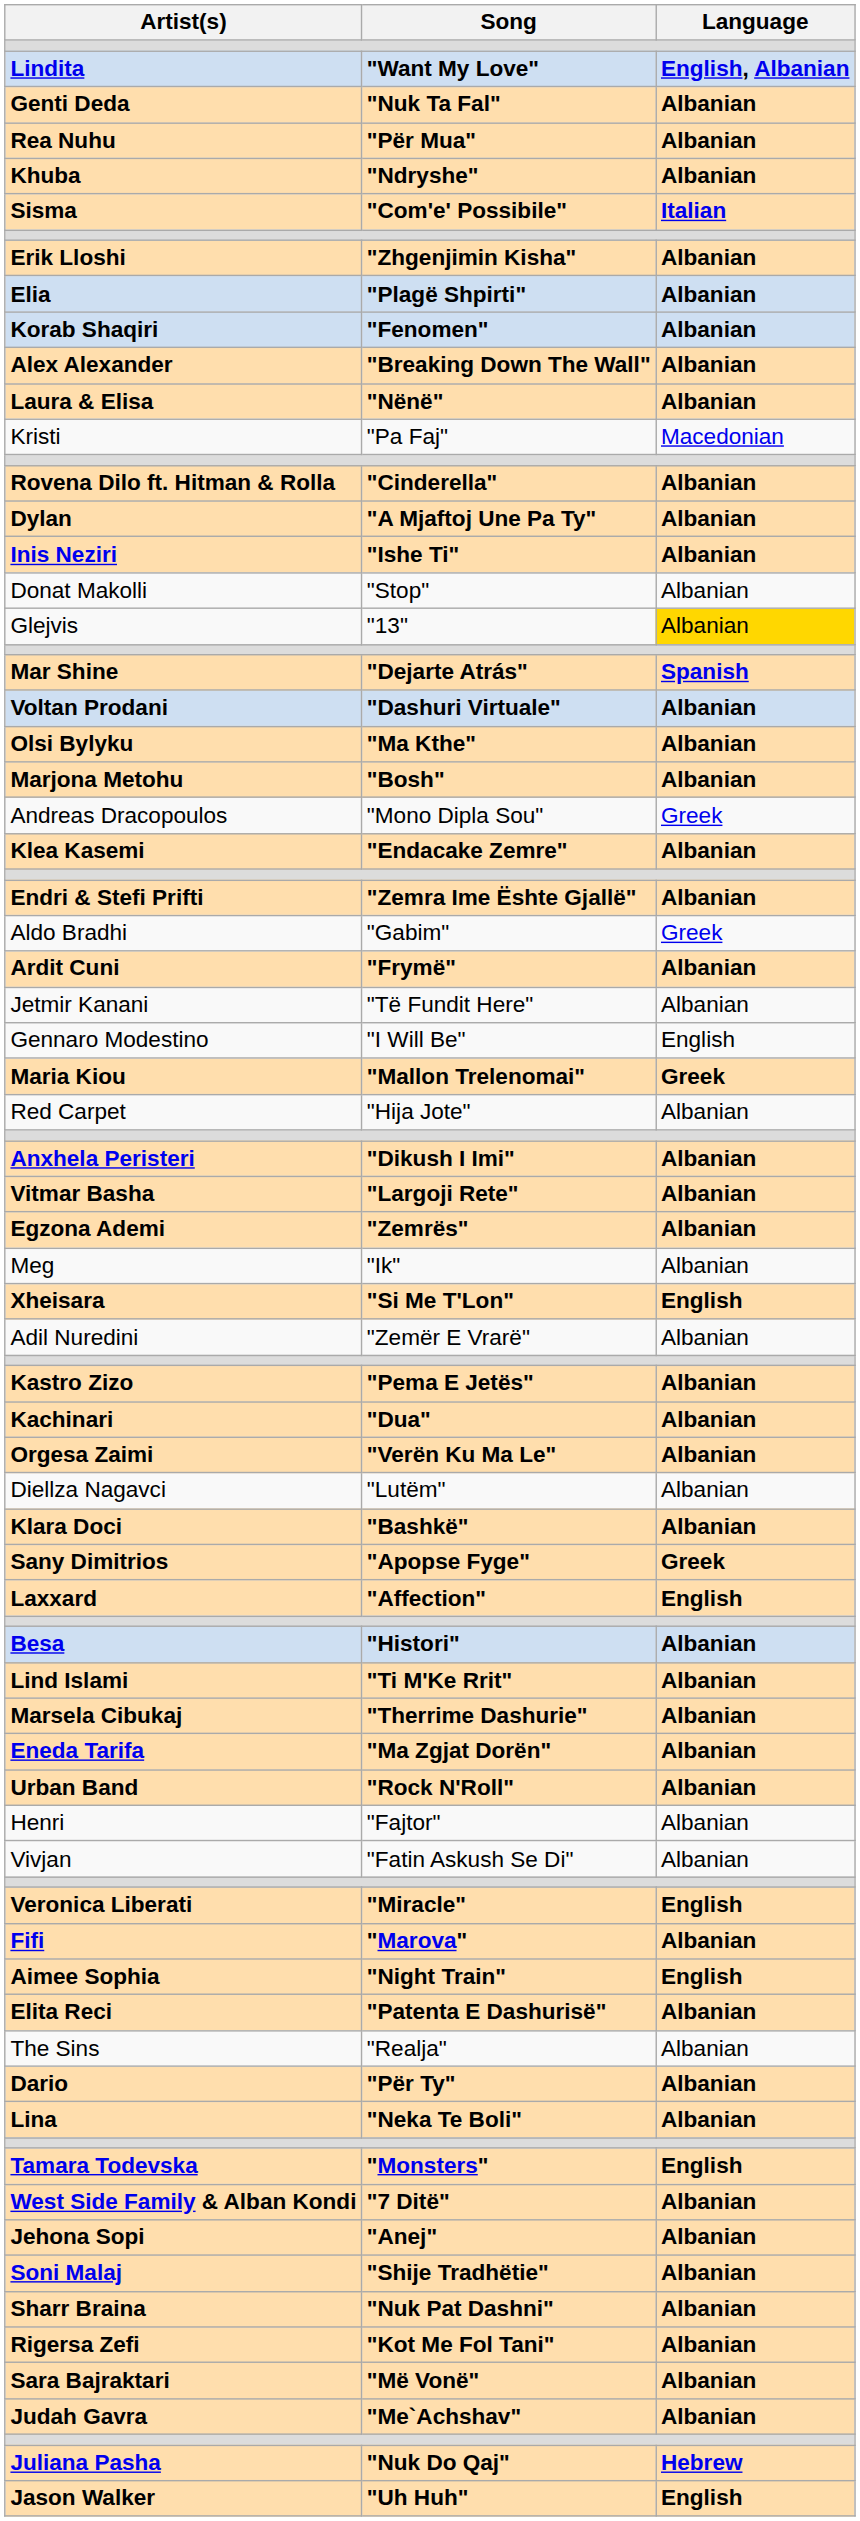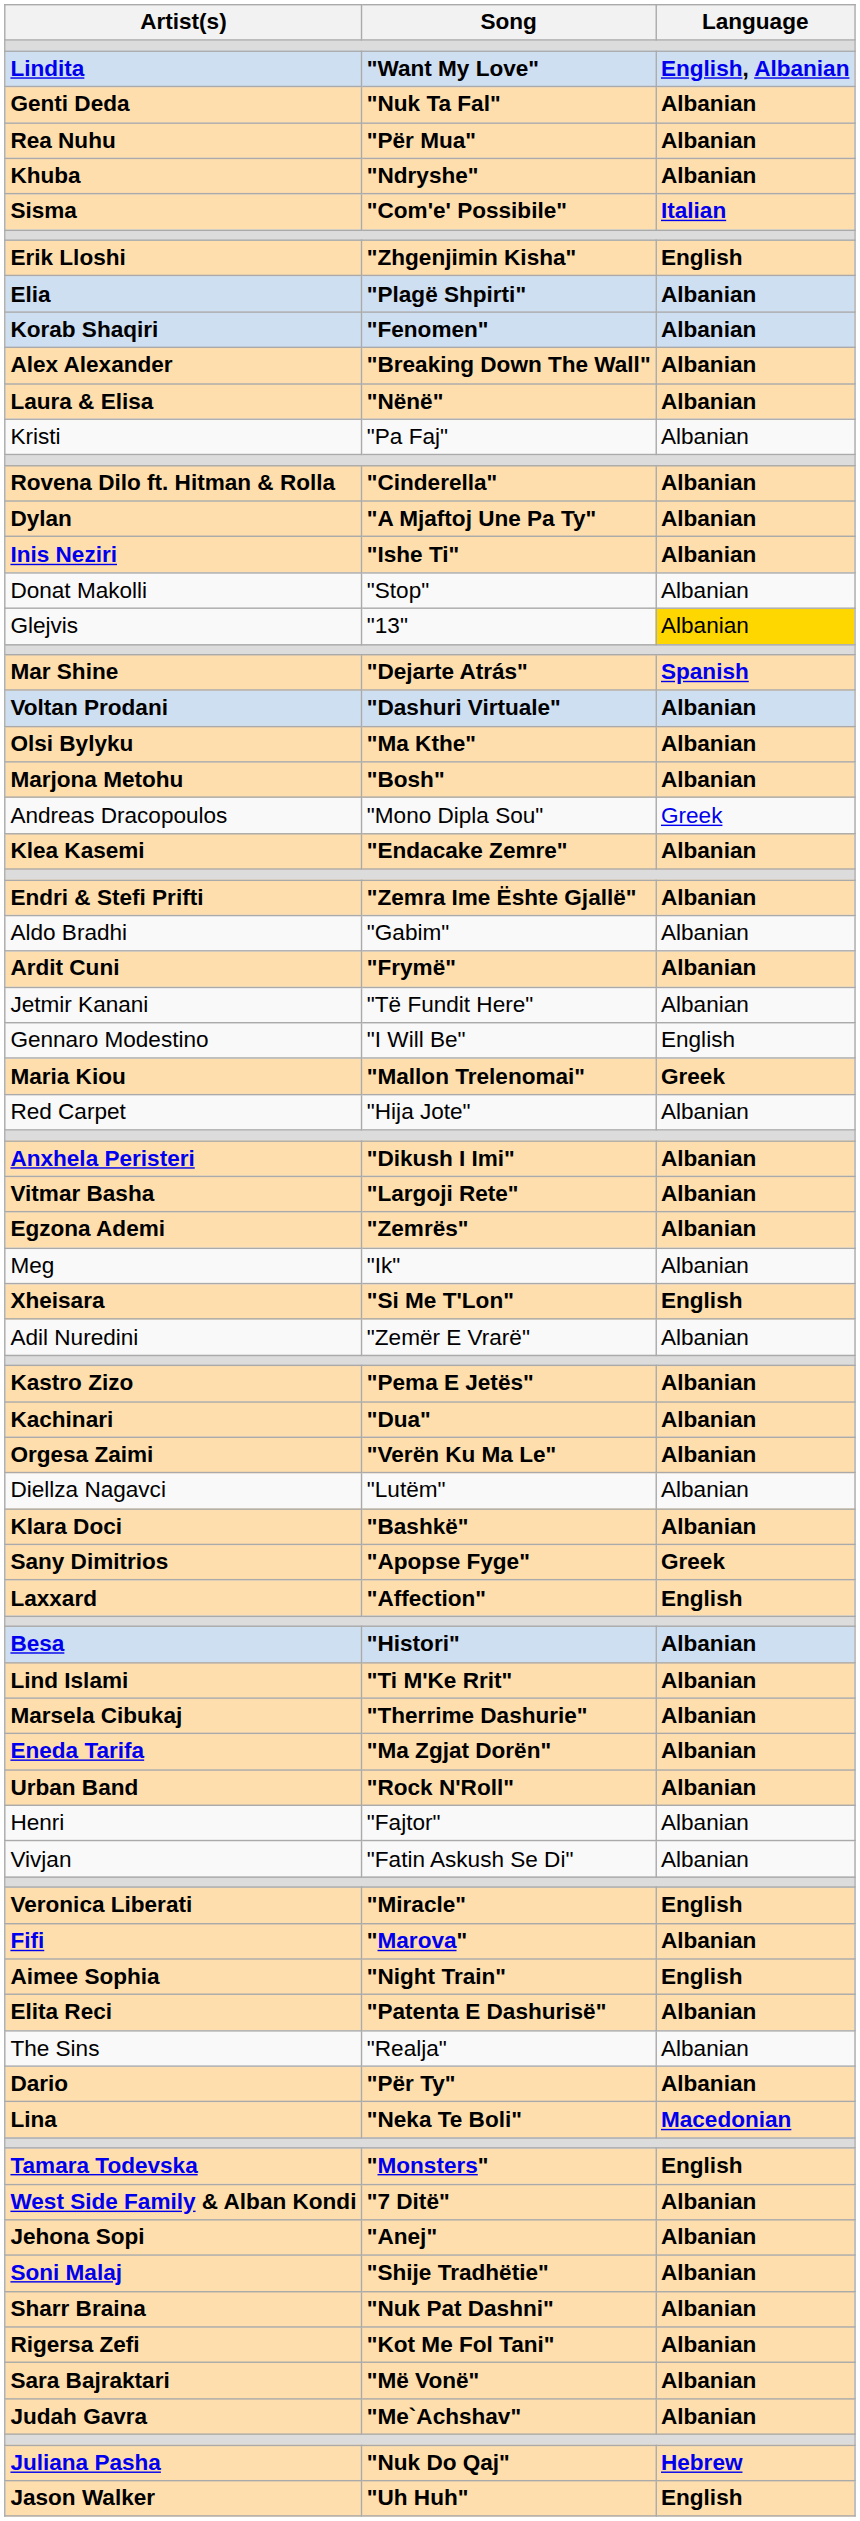(709, 257) Albanian -> (702, 257) English
(722, 436) Macedonian -> (705, 436) Albanian
(692, 933) Greek -> (705, 933) Albanian
(709, 2119) Albanian -> (726, 2119) Macedonian
